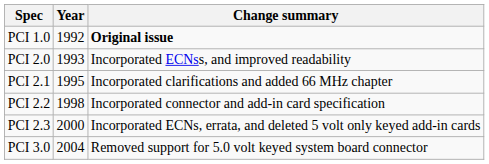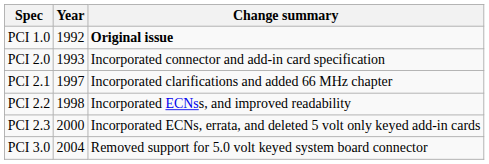(221, 59) Incorporated ECNss, and improved readability -> (238, 59) Incorporated connector and add-in card specification
(71, 81) 1995 -> (71, 81) 1997
(238, 103) Incorporated connector and add-in card specification -> (221, 103) Incorporated ECNss, and improved readability
